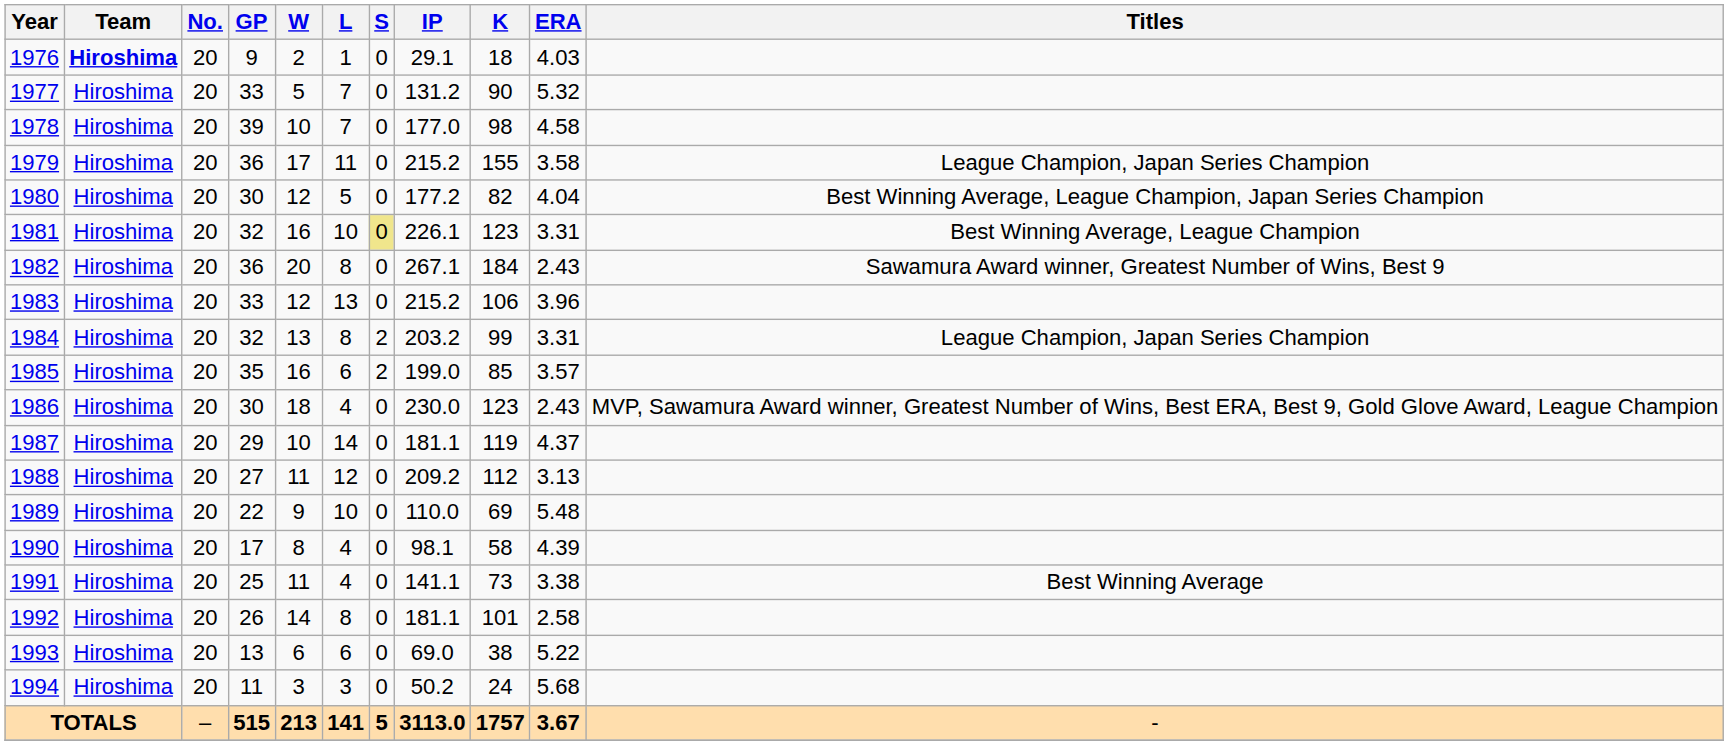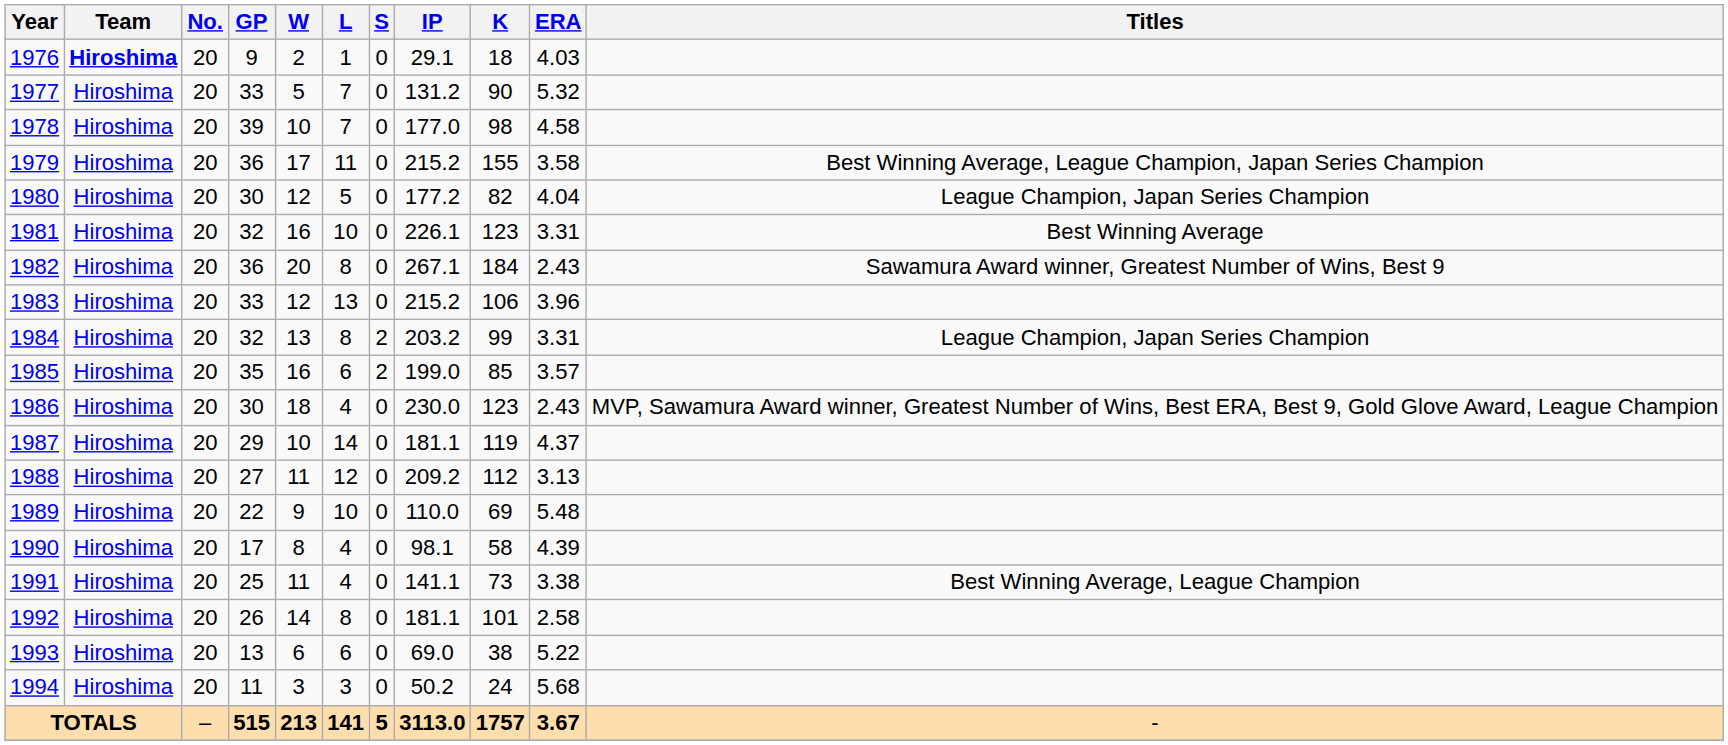(1155, 162) League Champion, Japan Series Champion -> (1155, 162) Best Winning Average, League Champion, Japan Series Champion
(1155, 197) Best Winning Average, League Champion, Japan Series Champion -> (1155, 197) League Champion, Japan Series Champion
(382, 232) khaki background -> (382, 232) no background
(1155, 232) Best Winning Average, League Champion -> (1155, 232) Best Winning Average
(1155, 582) Best Winning Average -> (1155, 582) Best Winning Average, League Champion
